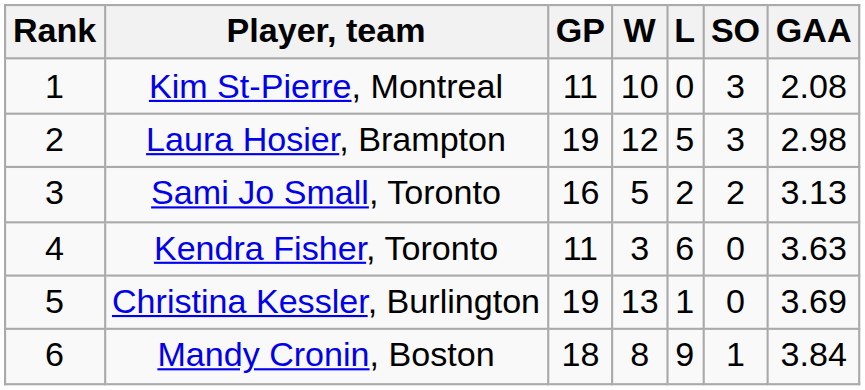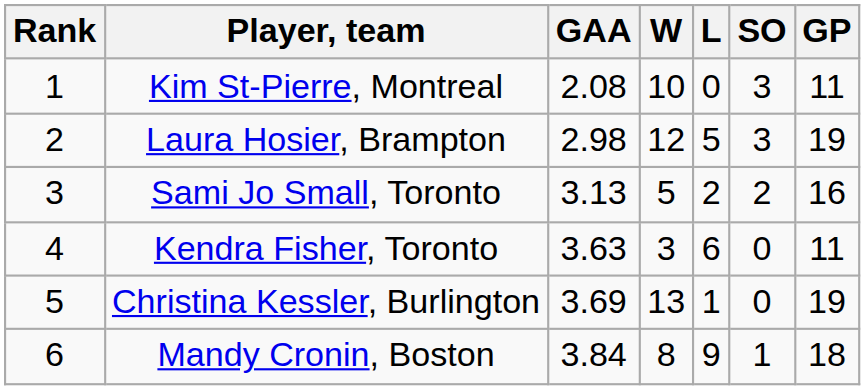columns swapped: (580, 31) <-> (814, 31)
